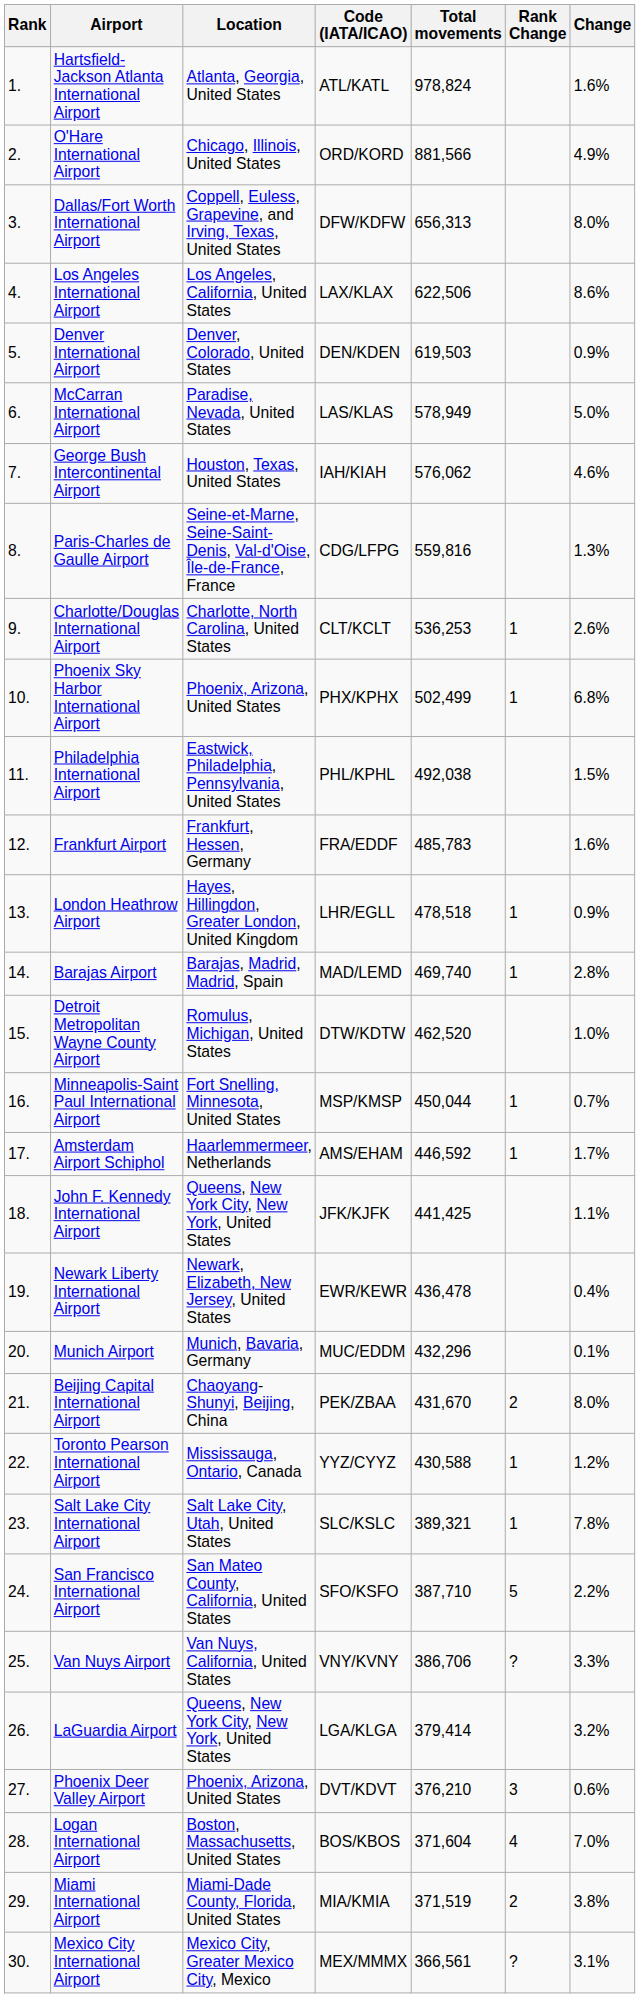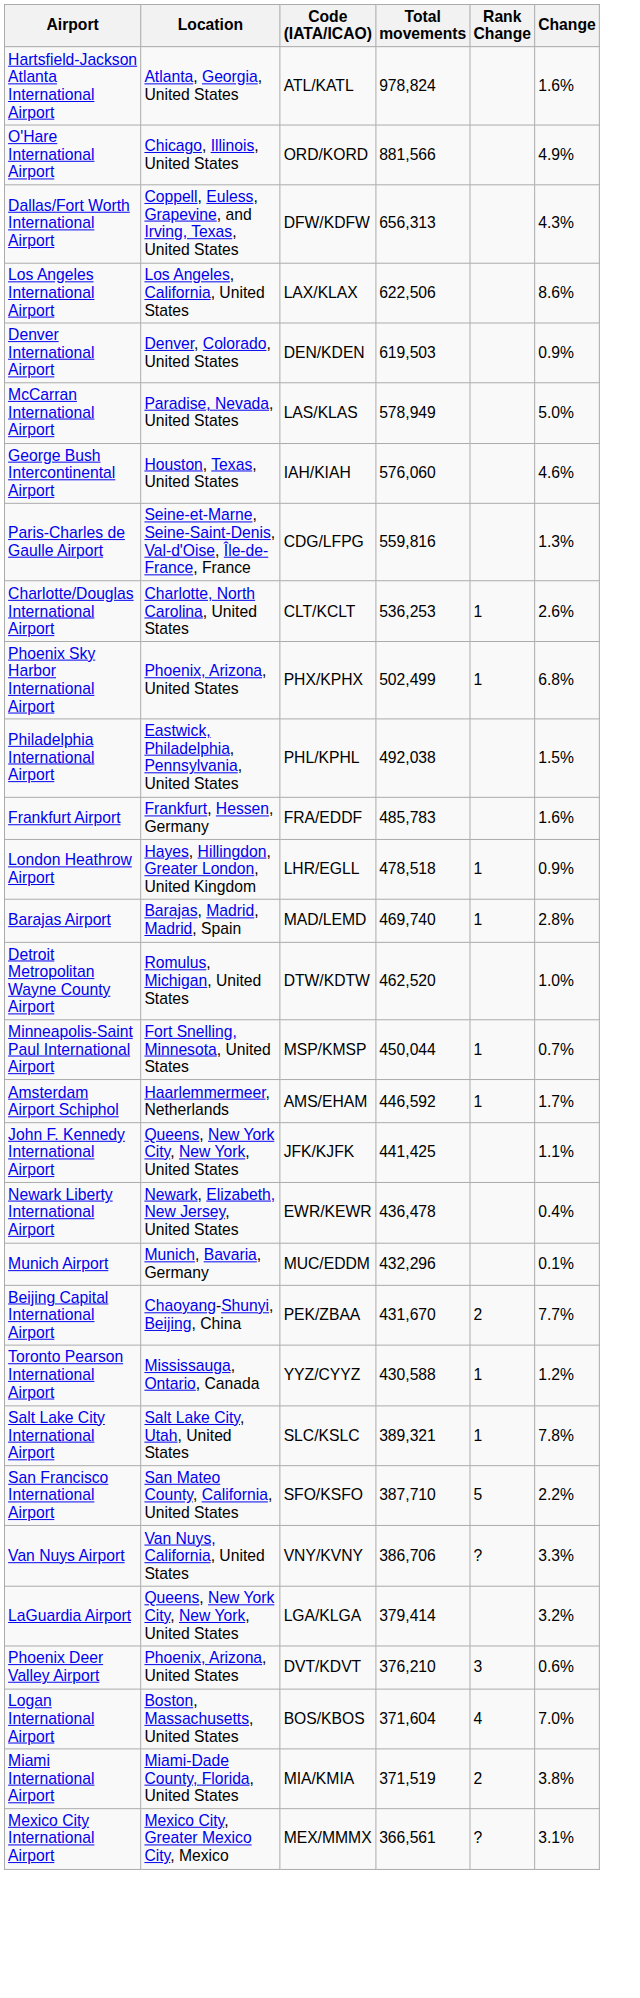- column: (27, 25)
(592, 223) 8.0% -> (556, 223) 4.3%
(443, 473) 576,062 -> (407, 473) 576,060
(592, 1403) 8.0% -> (556, 1315) 7.7%
